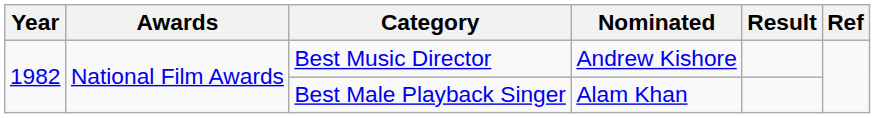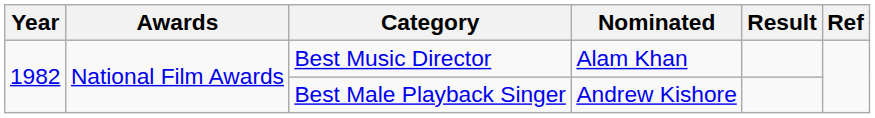(657, 58) Andrew Kishore -> (632, 58) Alam Khan
(632, 94) Alam Khan -> (657, 94) Andrew Kishore
